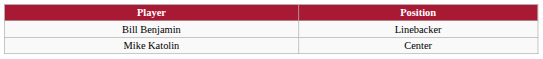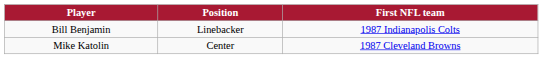+ column: (410, 12)
